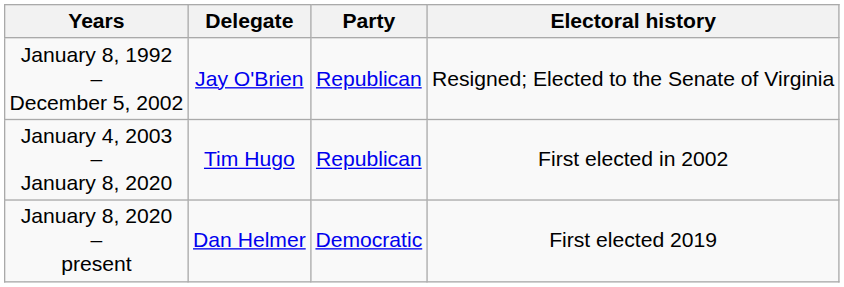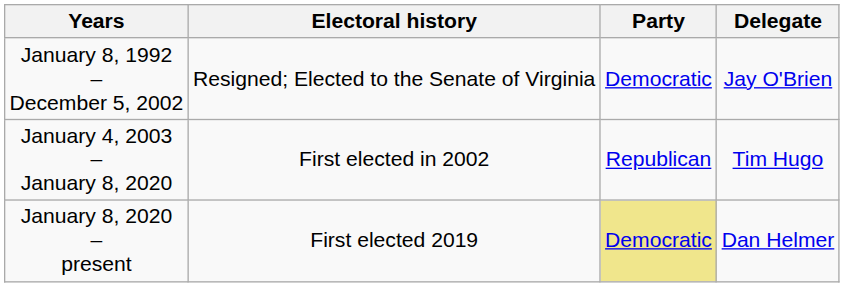columns swapped: (249, 21) <-> (633, 21)
(369, 78) Republican -> (658, 78) Democratic
(369, 240) no background -> (658, 240) khaki background
